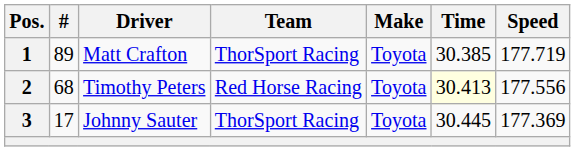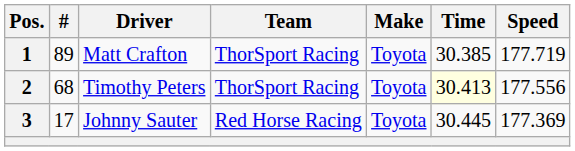(288, 87) Red Horse Racing -> (287, 87) ThorSport Racing
(287, 120) ThorSport Racing -> (288, 120) Red Horse Racing
